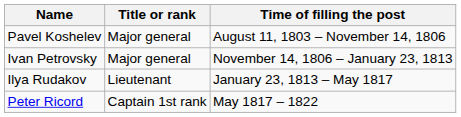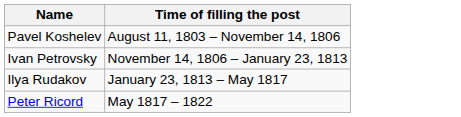- column: (157, 15)
